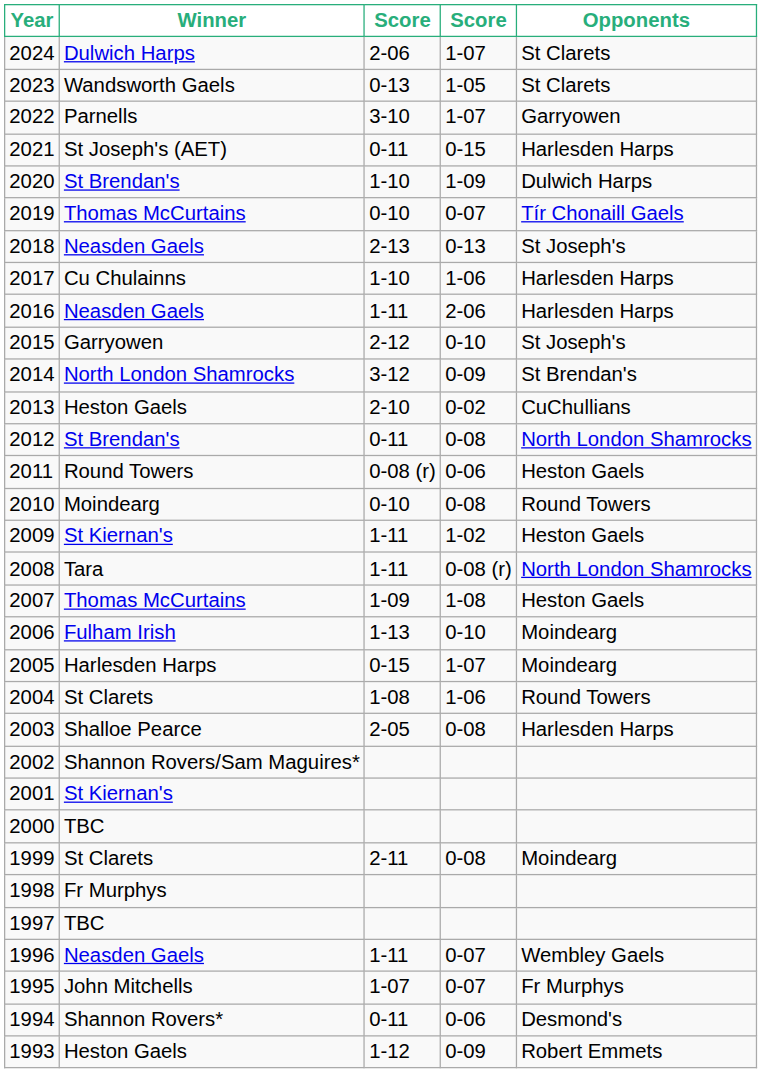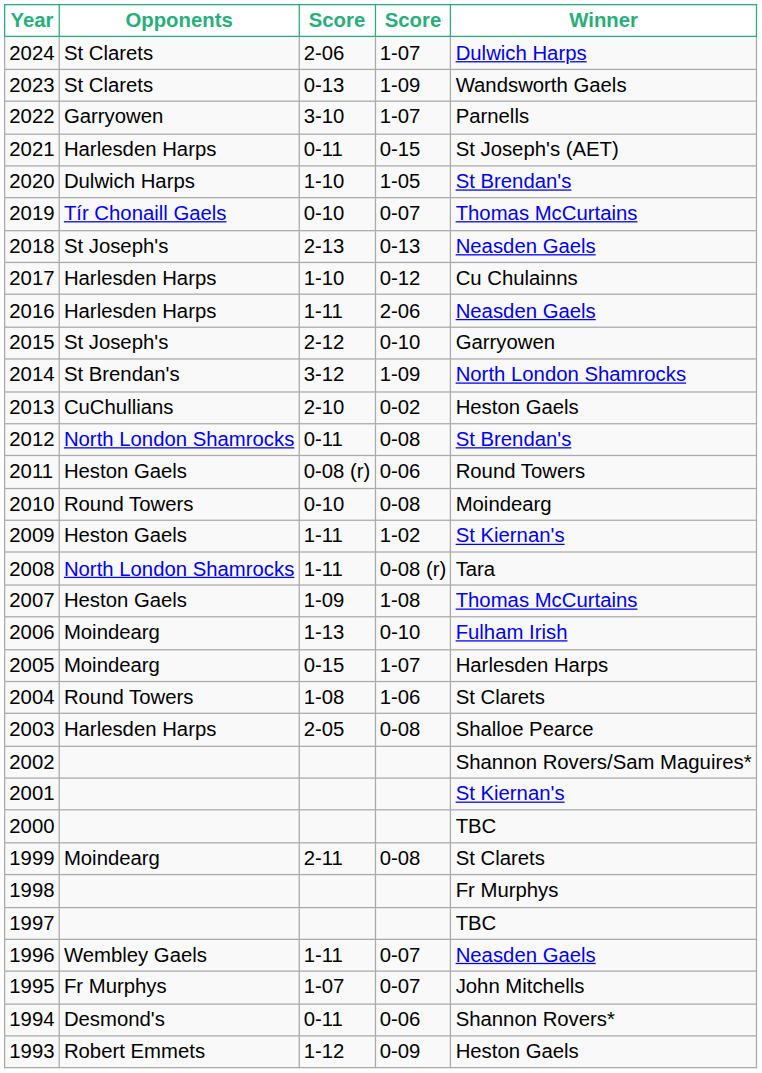columns swapped: (212, 20) <-> (636, 20)
(466, 85) 1-05 -> (400, 85) 1-09
(466, 181) 1-09 -> (400, 181) 1-05
(466, 278) 1-06 -> (400, 278) 0-12
(466, 375) 0-09 -> (400, 375) 1-09
